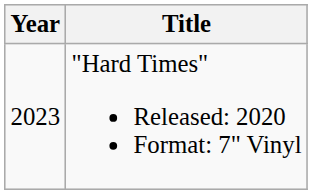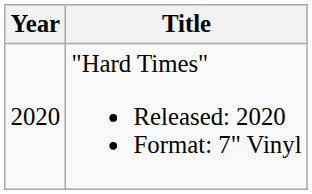(35, 116) 2023 -> (35, 116) 2020
